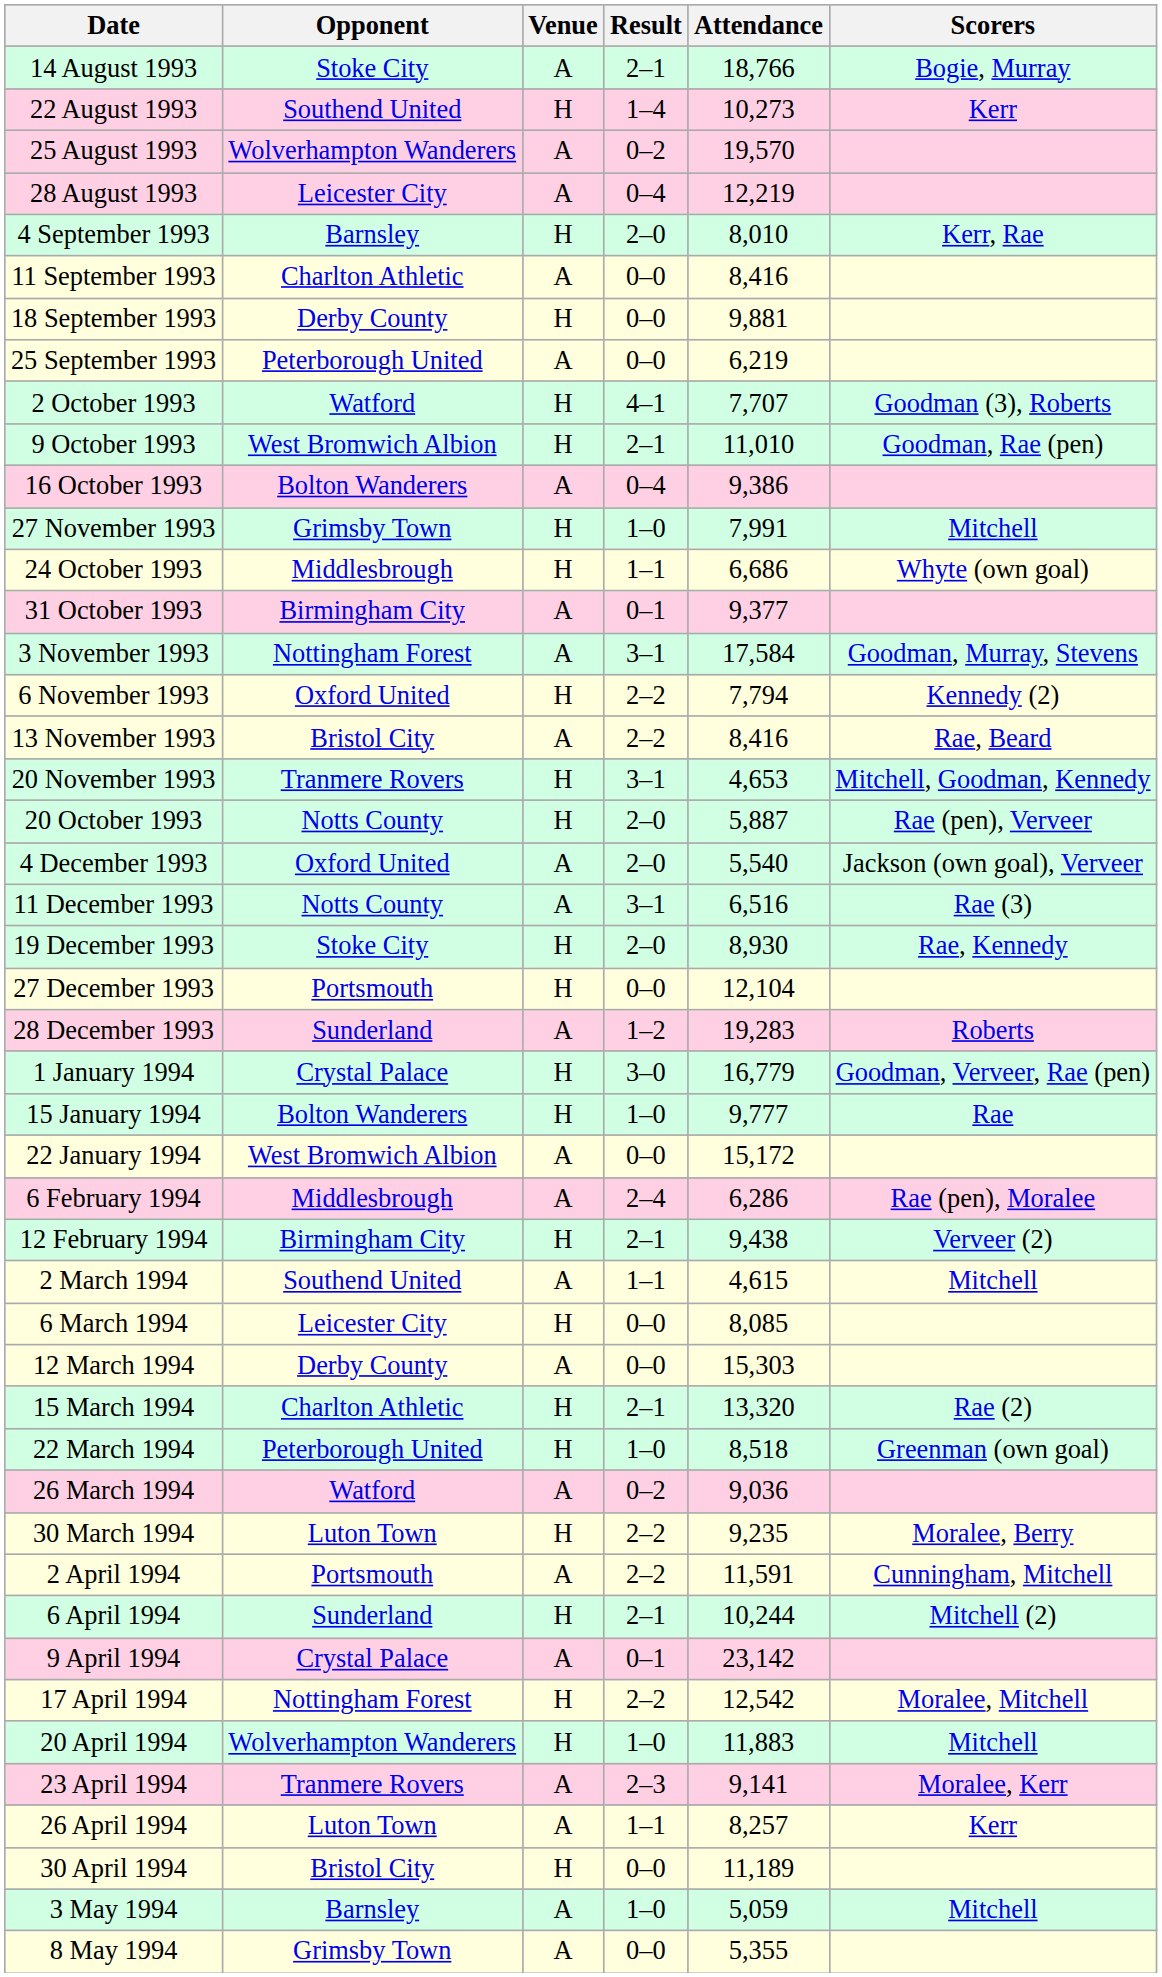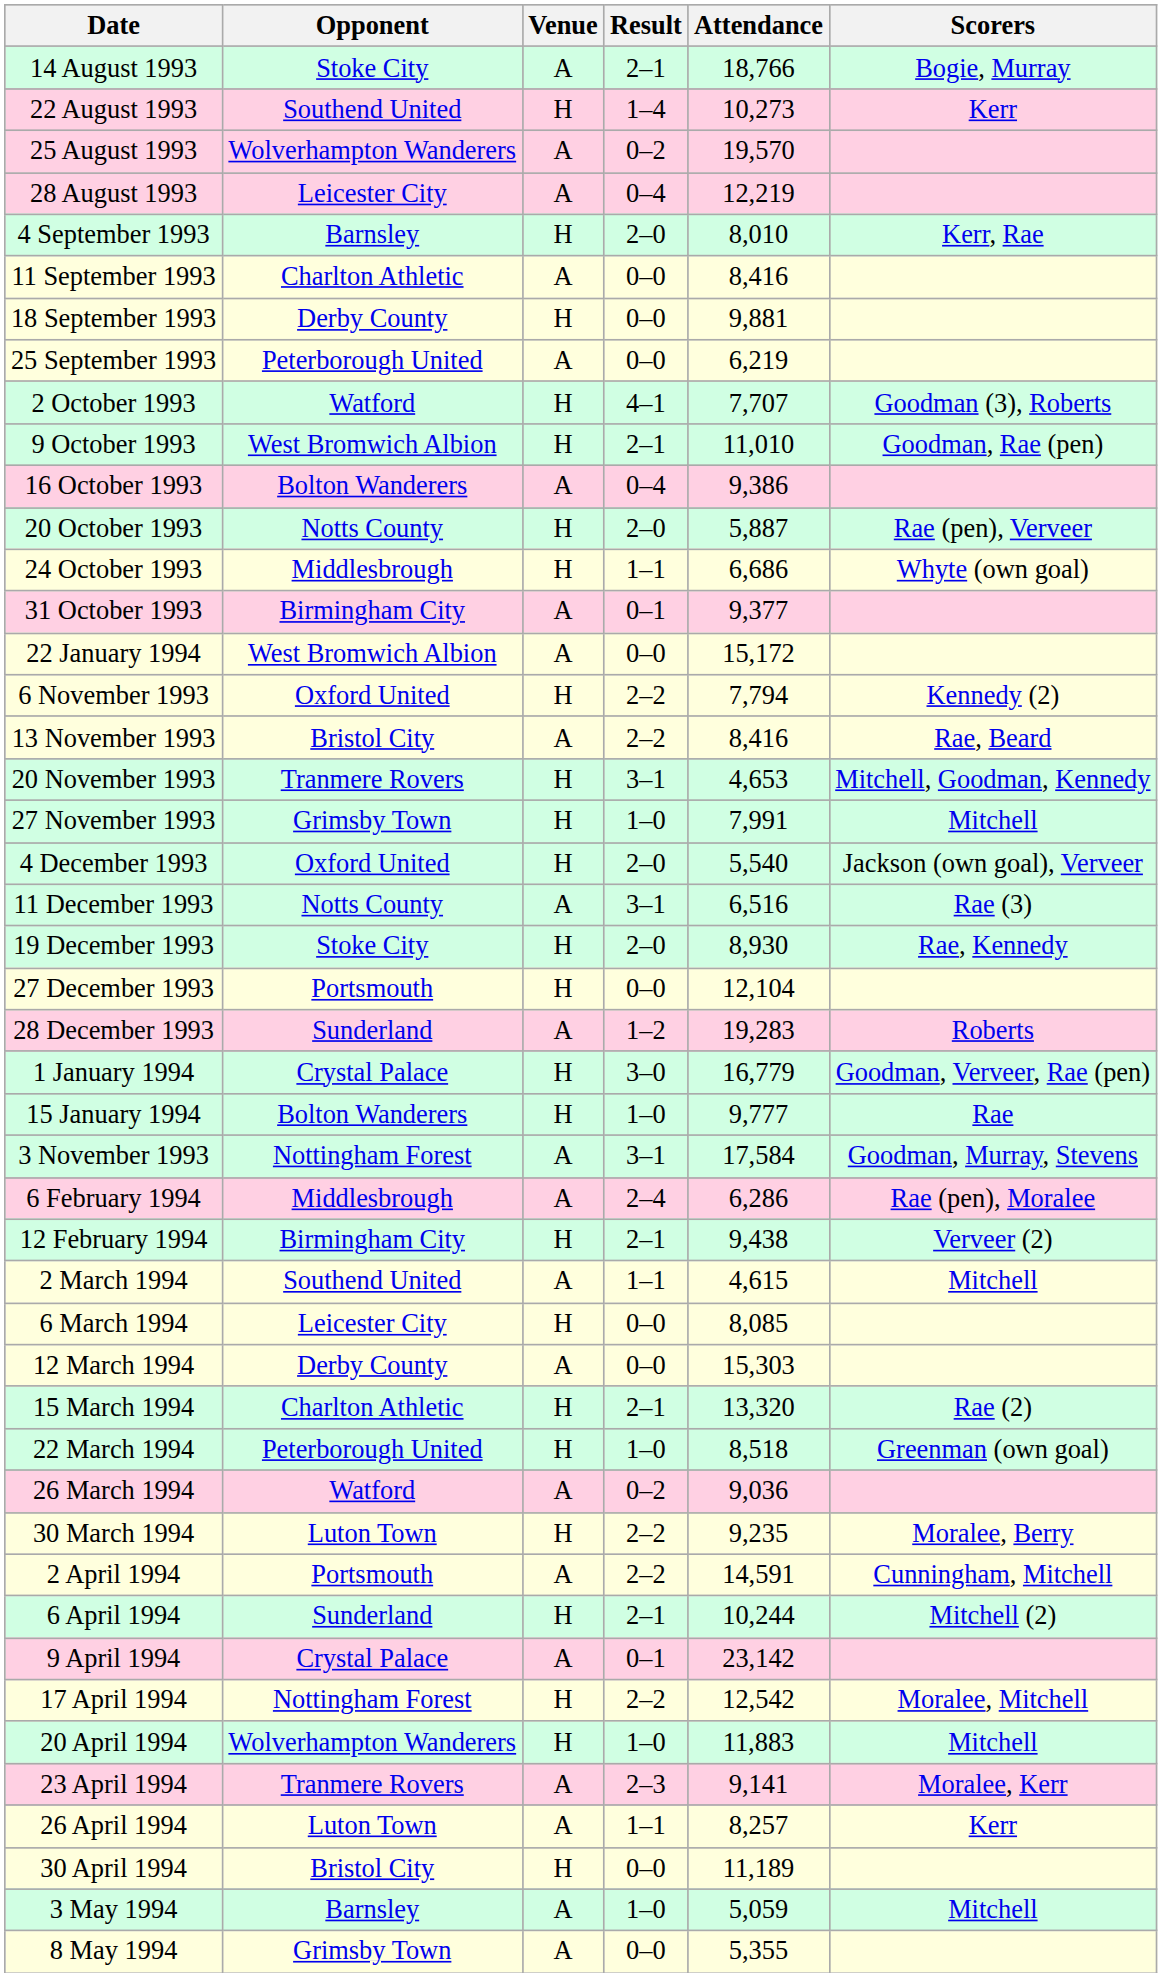rows swapped: (114, 820) <-> (114, 527)
rows swapped: (114, 653) <-> (114, 1155)
(563, 862) A -> (563, 862) H
(759, 1574) 11,591 -> (759, 1574) 14,591
